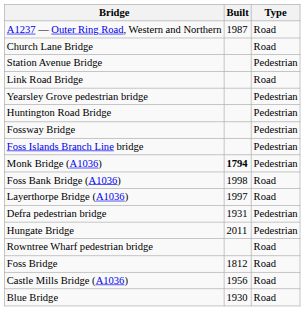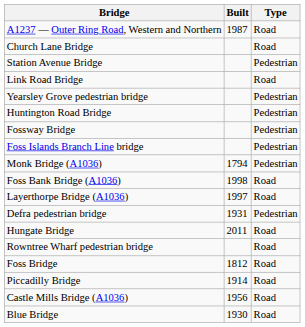(237, 163) bold -> (237, 163) normal
(276, 230) Pedestrian -> (265, 230) Road
+ row: (44, 280)
